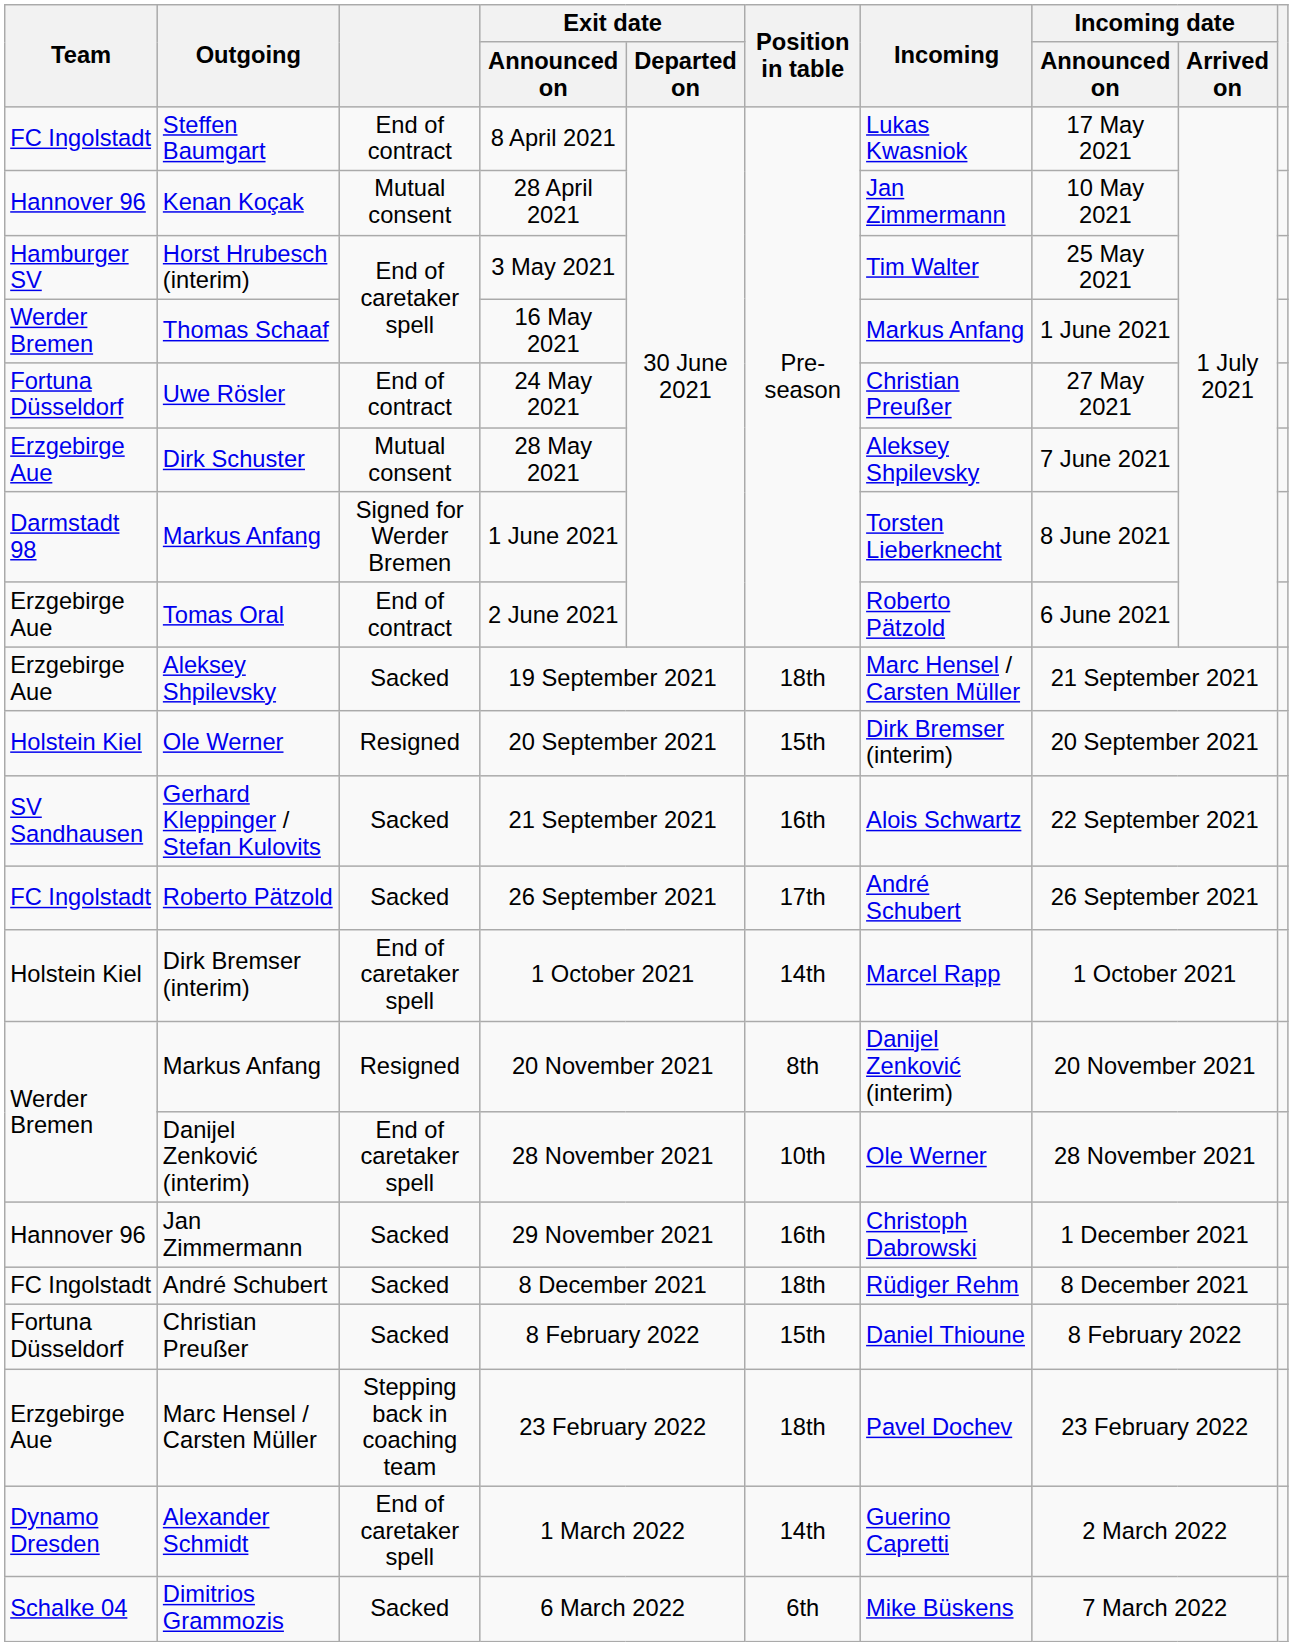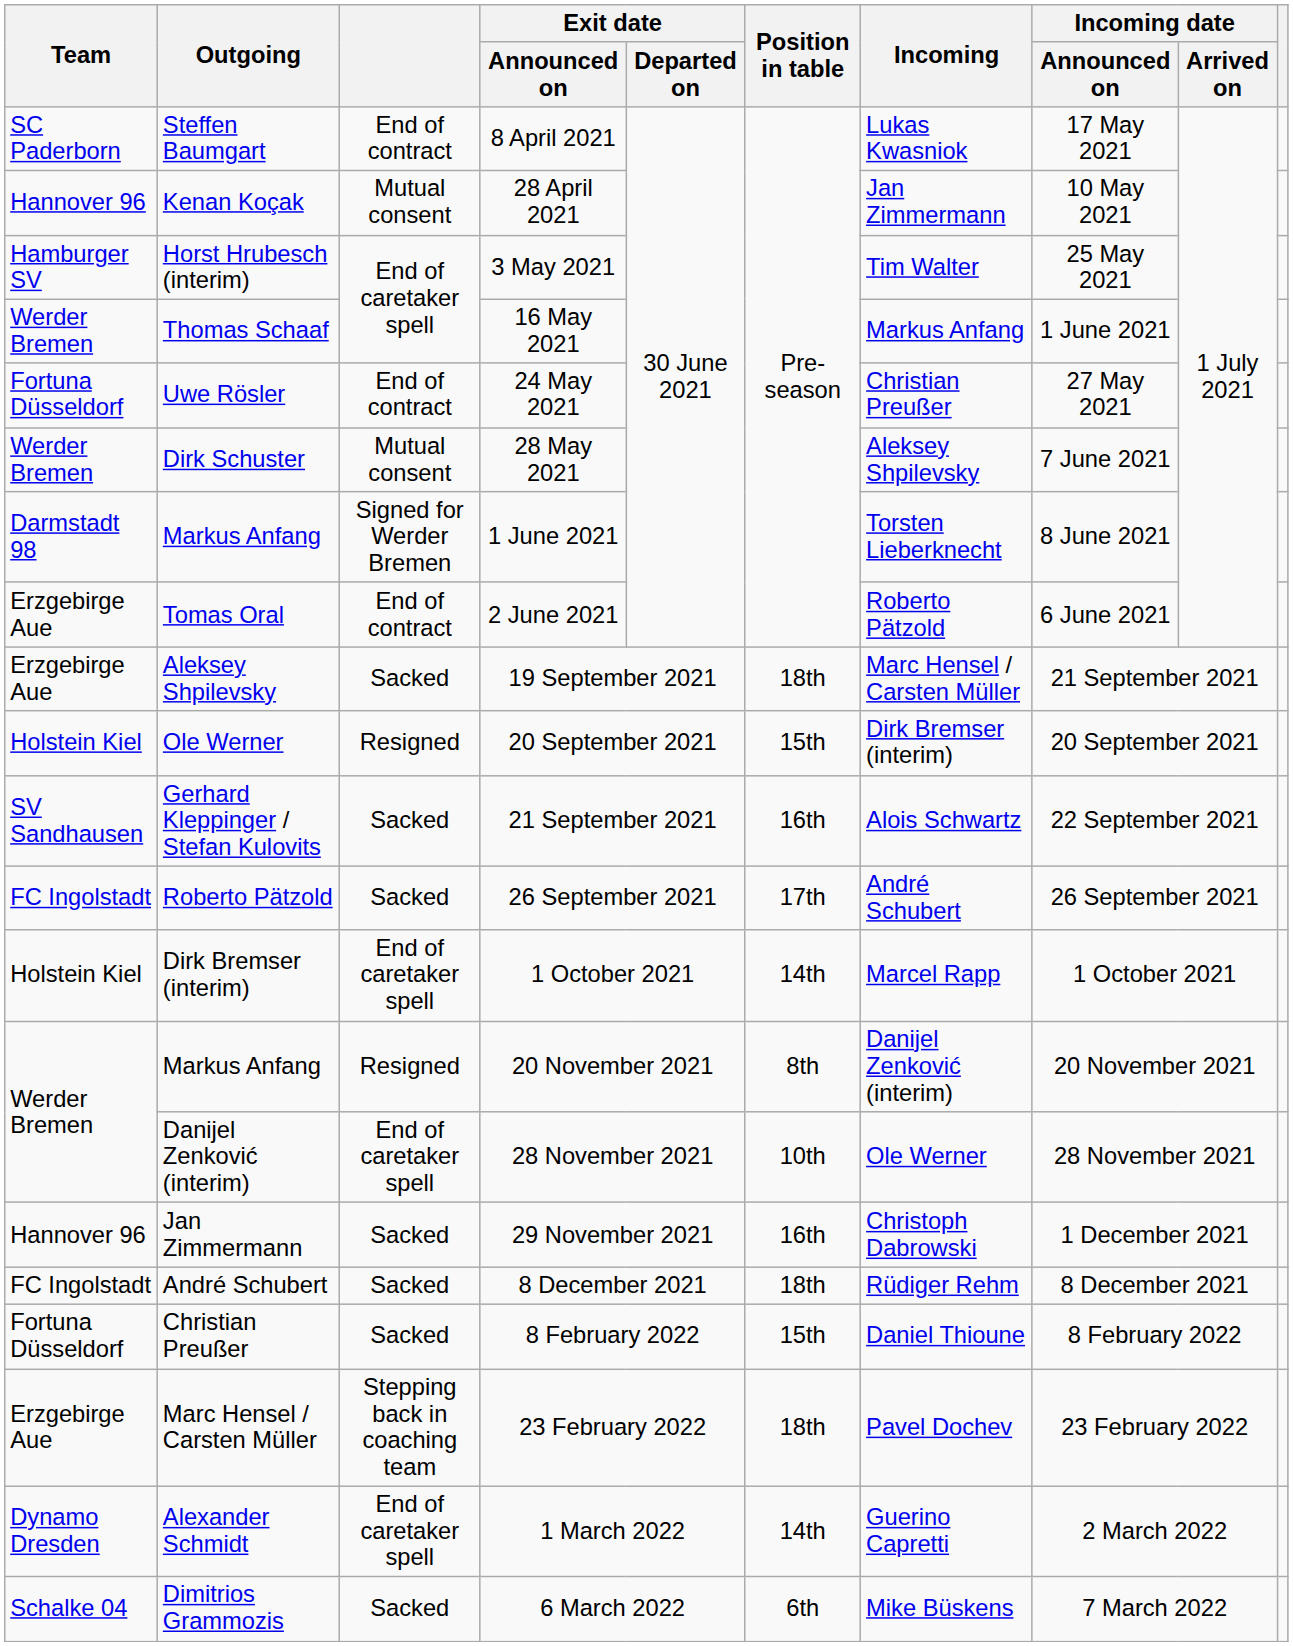(81, 138) FC Ingolstadt -> (65, 138) SC Paderborn
(67, 459) Erzgebirge Aue -> (52, 459) Werder Bremen
